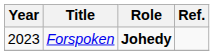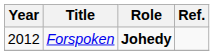(24, 38) 2023 -> (24, 38) 2012
